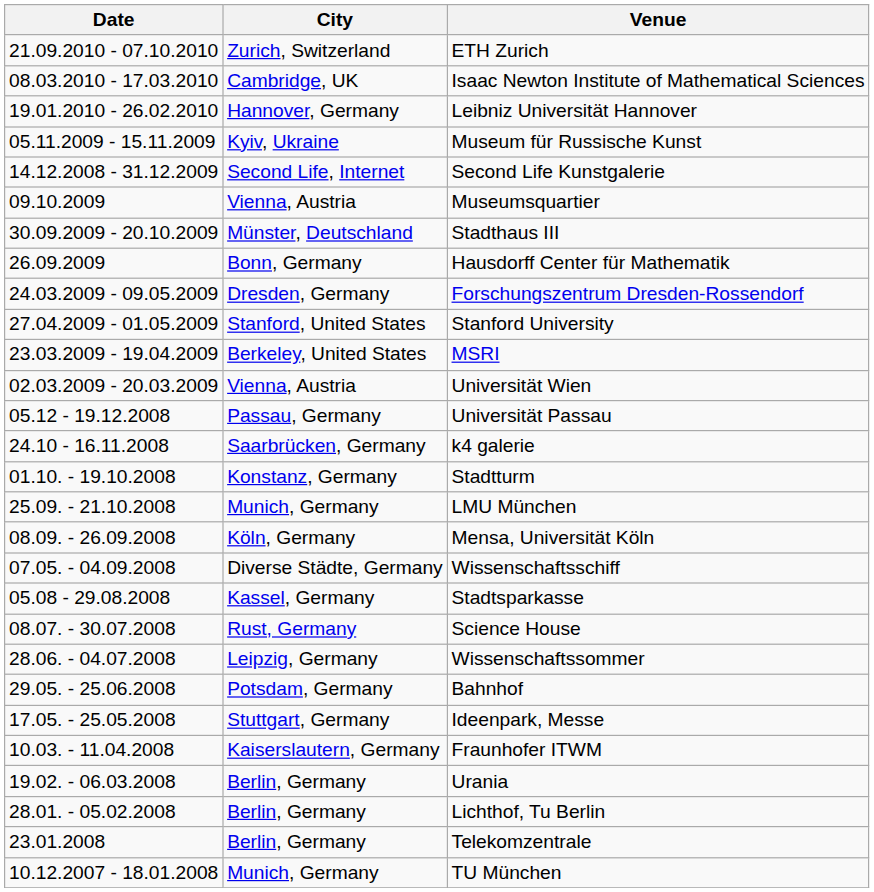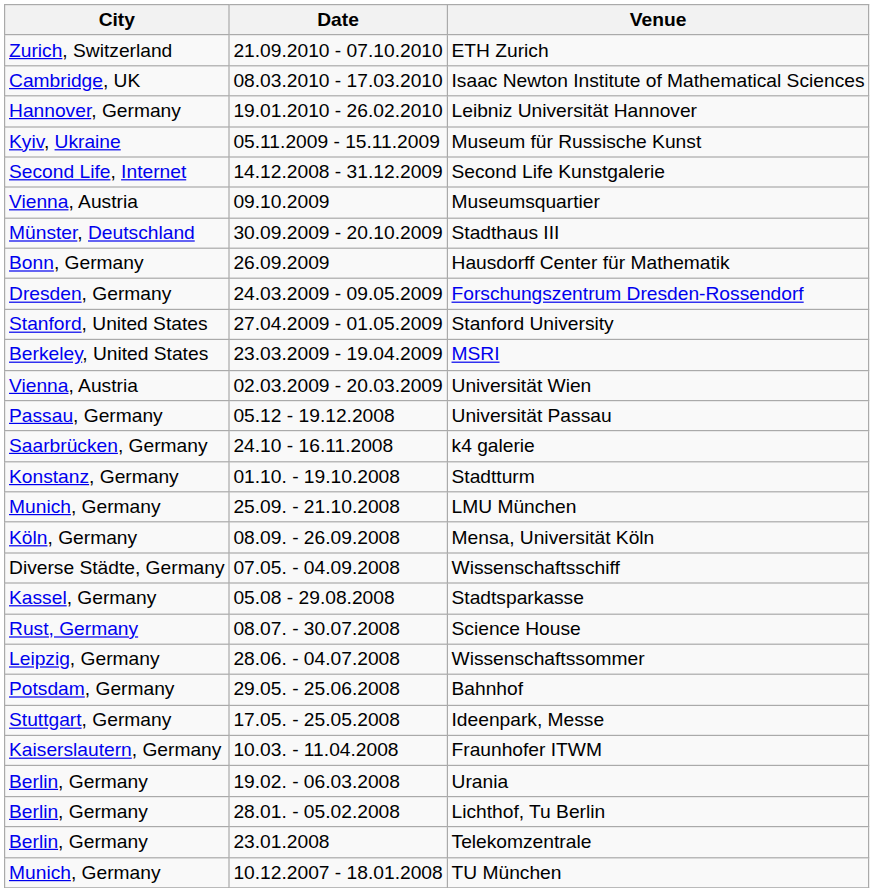columns swapped: (114, 19) <-> (335, 19)
